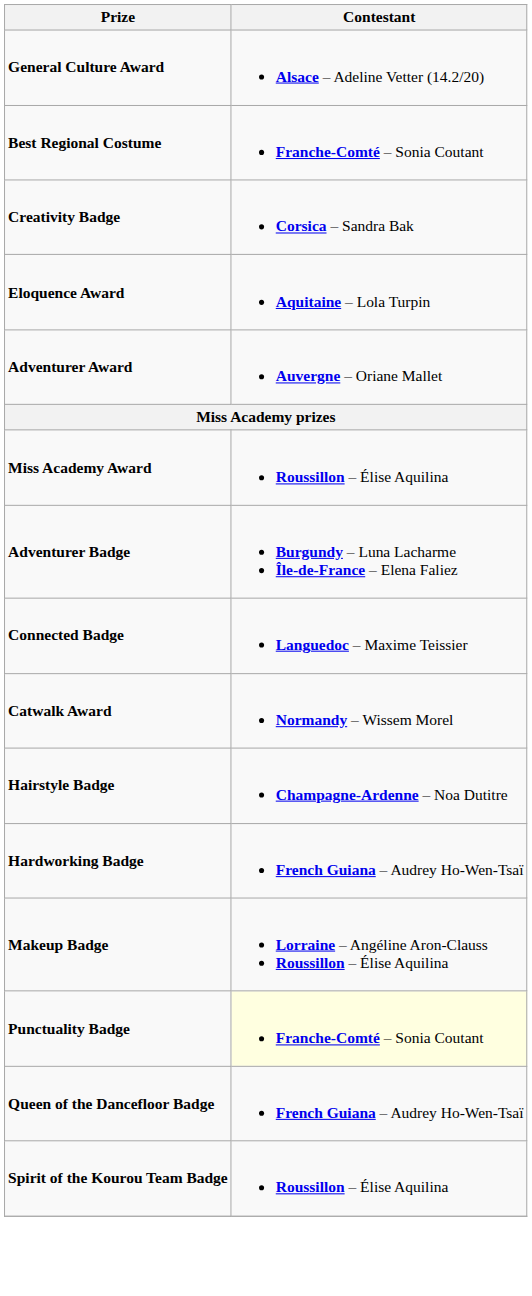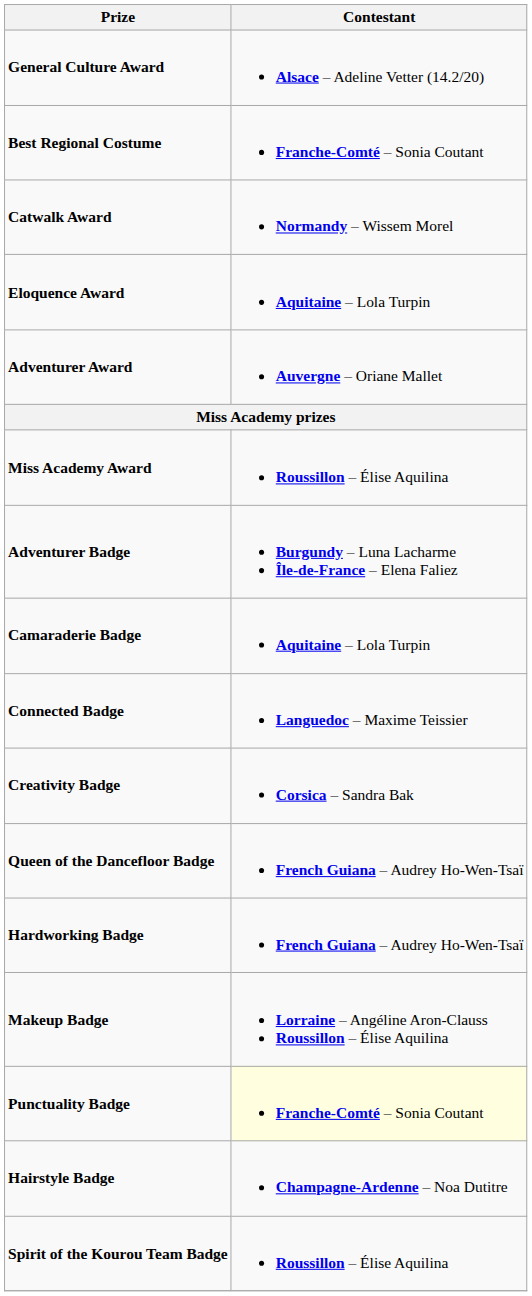rows swapped: (60, 710) <-> (64, 217)
+ row: (75, 635)
rows swapped: (61, 785) <-> (111, 1103)
